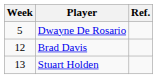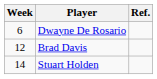(20, 30) 5 -> (20, 30) 6
(20, 64) 13 -> (20, 64) 14
